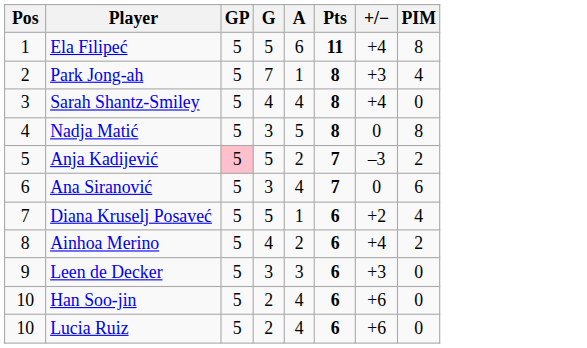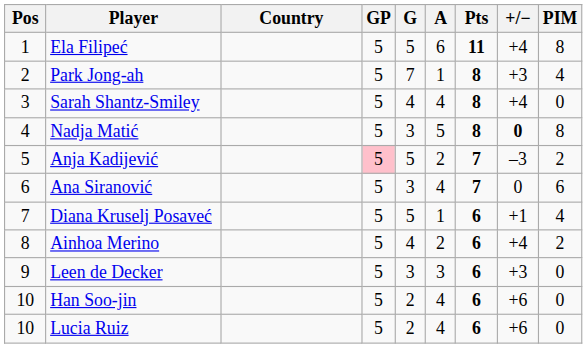+ column: (291, 18)
(377, 131) normal -> (518, 131) bold
(377, 215) +2 -> (518, 215) +1
